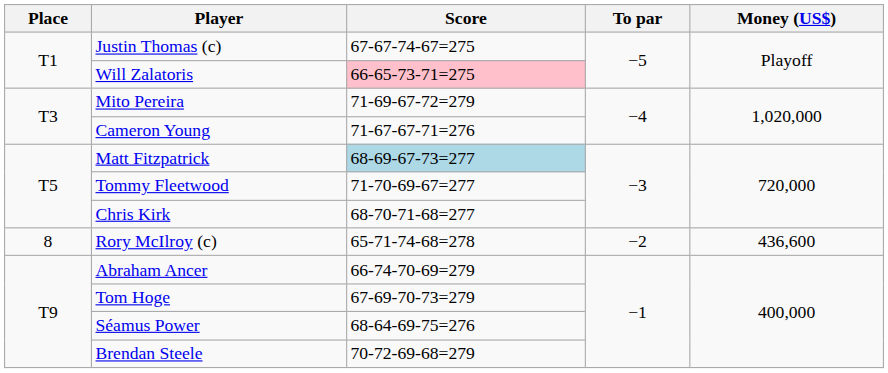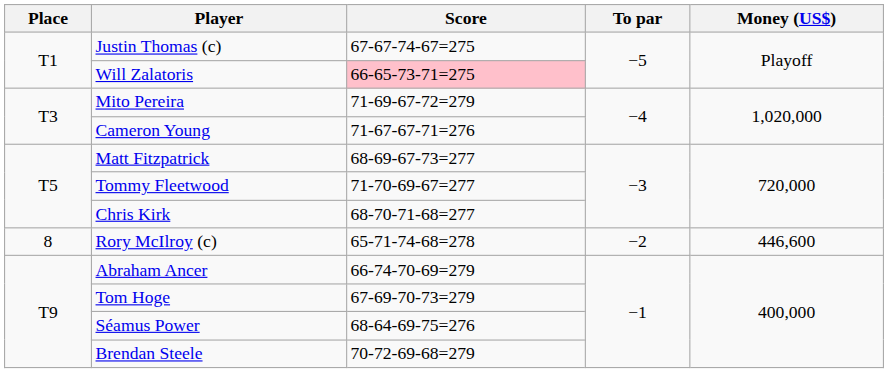(413, 158) lightblue background -> (413, 158) no background
(787, 241) 436,600 -> (787, 241) 446,600
